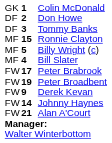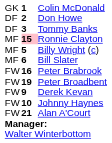(27, 39) no background -> (27, 39) pink background
(24, 60) 4 -> (24, 60) 6
(27, 71) 17 -> (27, 71) 16
(27, 102) 14 -> (27, 102) 10
